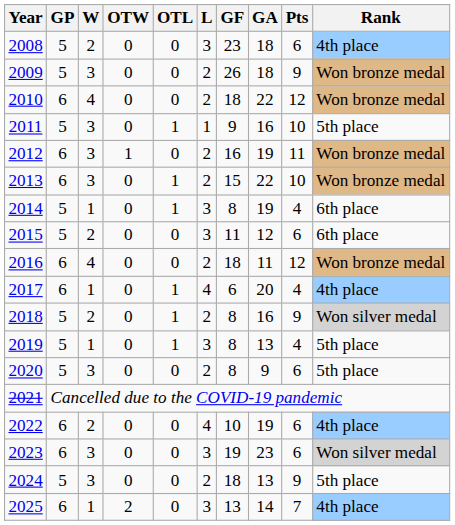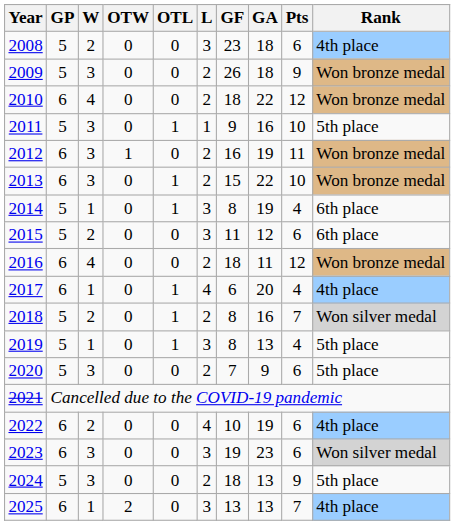(297, 316) 9 -> (297, 316) 7
(232, 371) 8 -> (232, 371) 7
(265, 506) 14 -> (265, 506) 13
